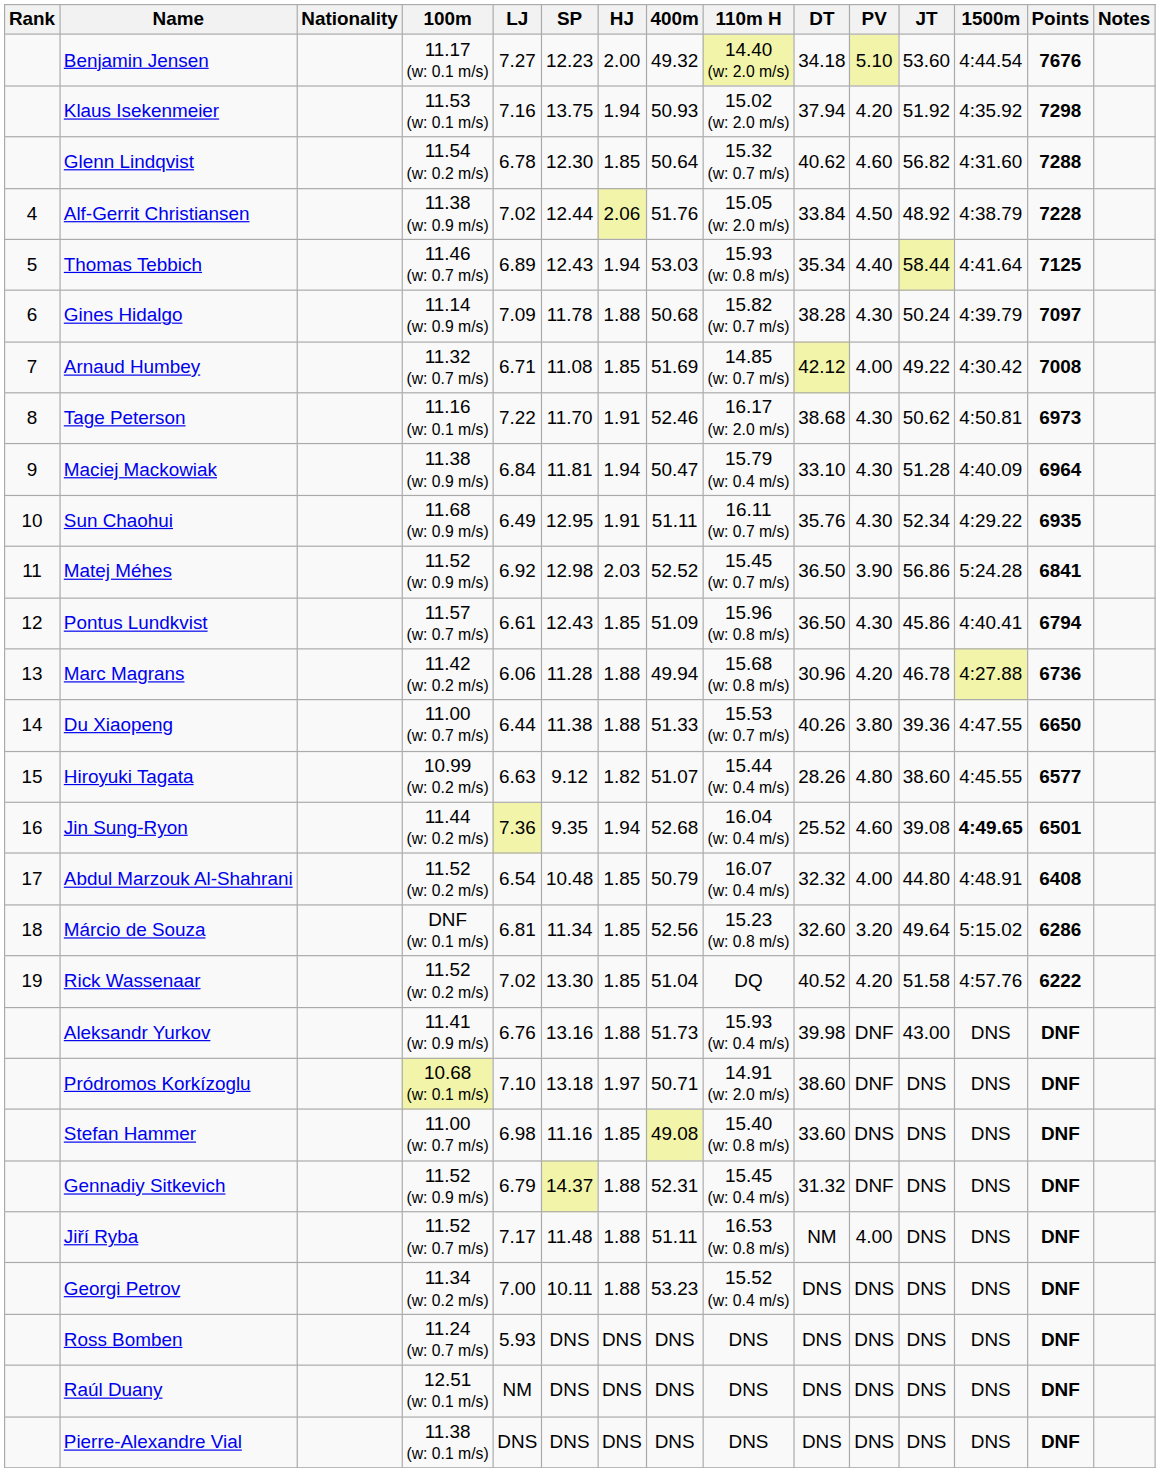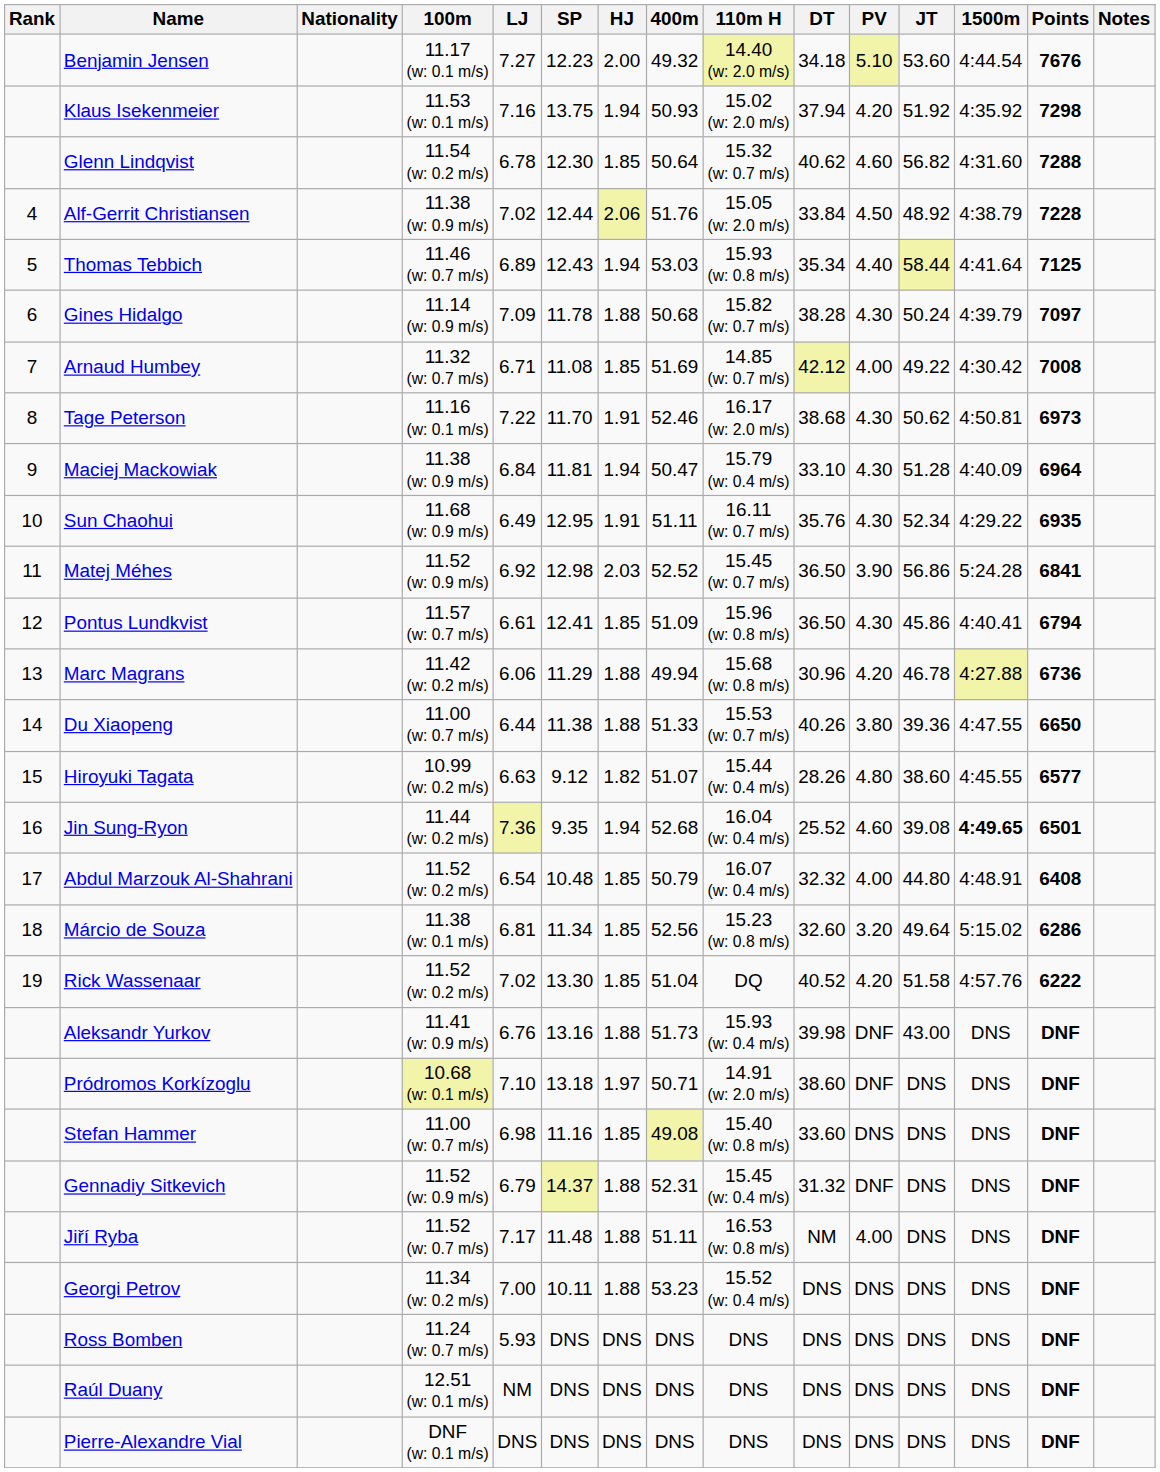(570, 623) 12.43 -> (570, 623) 12.41
(570, 674) 11.28 -> (570, 674) 11.29
(448, 930) DNF (w: 0.1 m/s) -> (448, 930) 11.38 (w: 0.1 m/s)
(448, 1441) 11.38 (w: 0.1 m/s) -> (448, 1441) DNF (w: 0.1 m/s)
